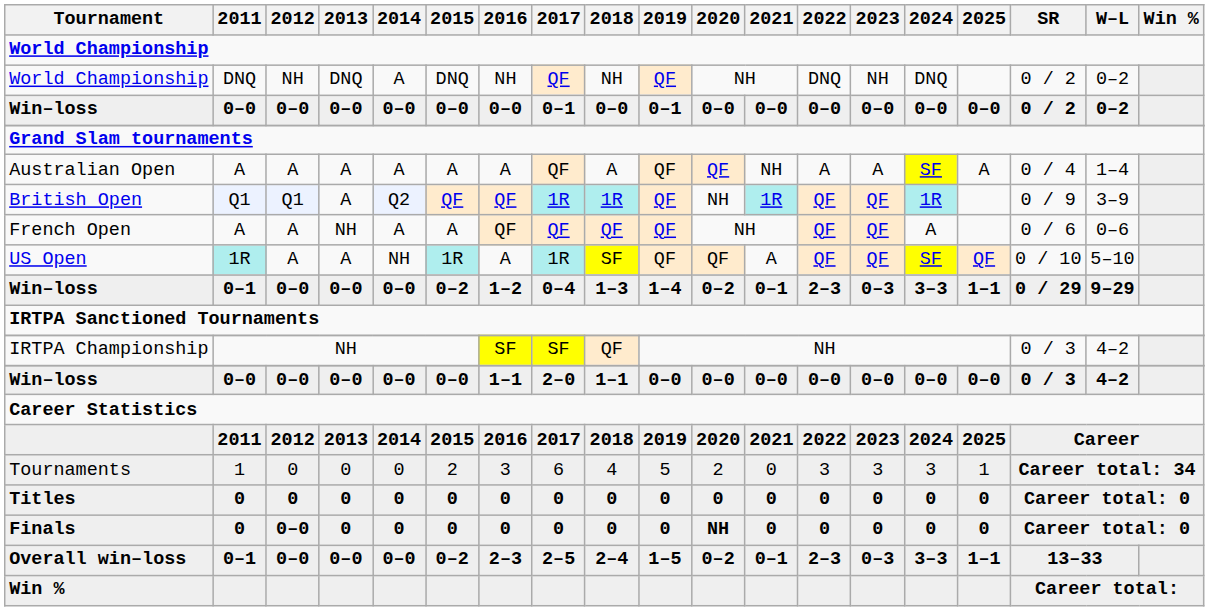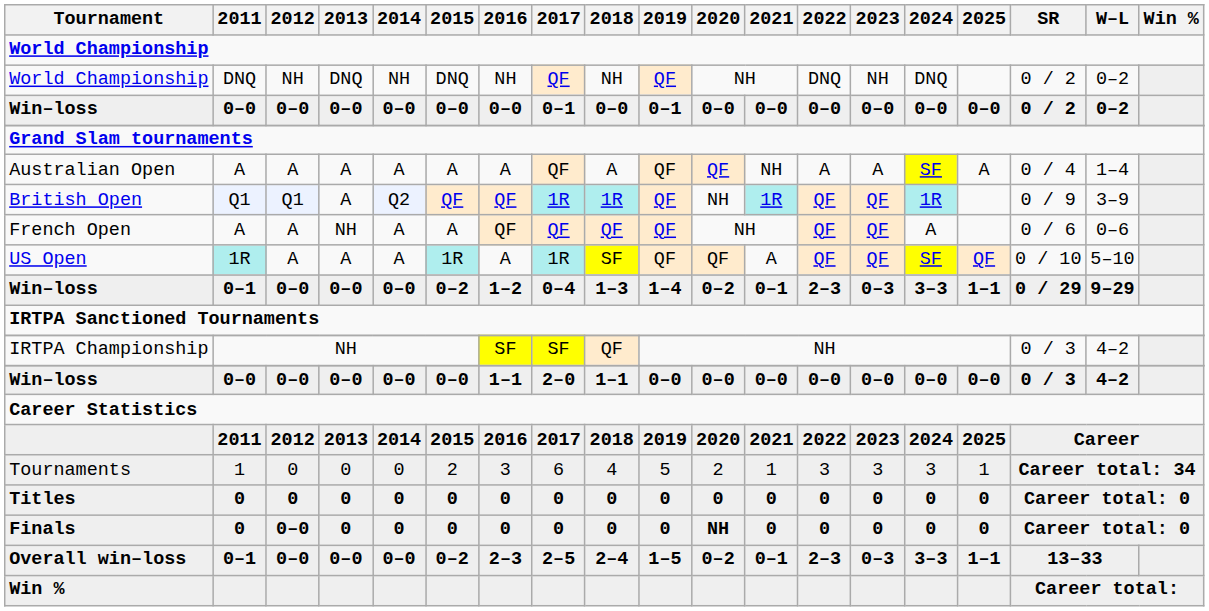(399, 80) A -> (399, 80) NH
(399, 260) NH -> (399, 260) A
(771, 470) 0 -> (771, 470) 1
